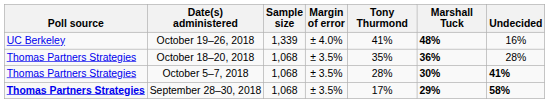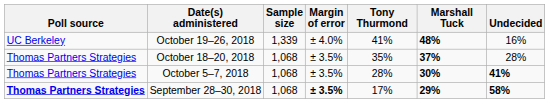(430, 57) 36% -> (430, 57) 37%
(326, 90) normal -> (326, 90) bold
